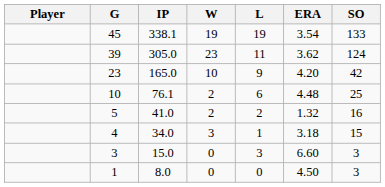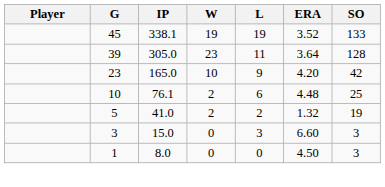(308, 34) 3.54 -> (308, 34) 3.52
(308, 53) 3.62 -> (308, 53) 3.64
(356, 53) 124 -> (356, 53) 128
(356, 113) 16 -> (356, 113) 19
- row: (114, 133)
